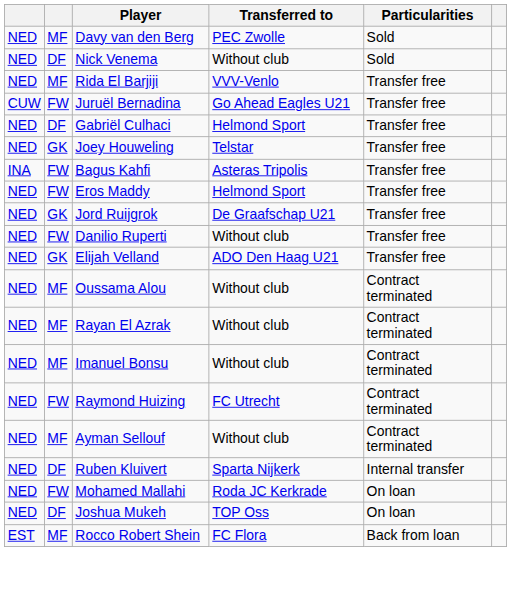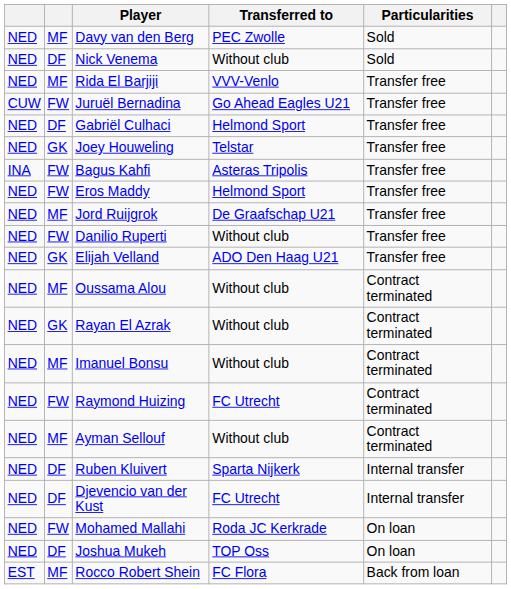(57, 214) GK -> (57, 214) MF
(57, 326) MF -> (57, 326) GK
+ row: (131, 499)
